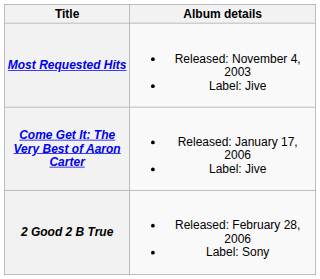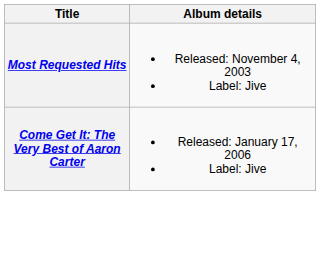- row: (67, 232)
